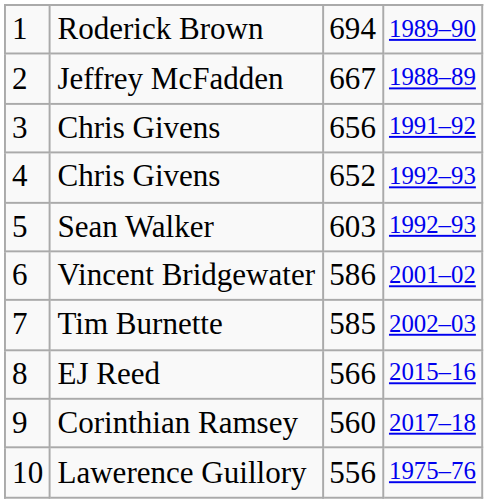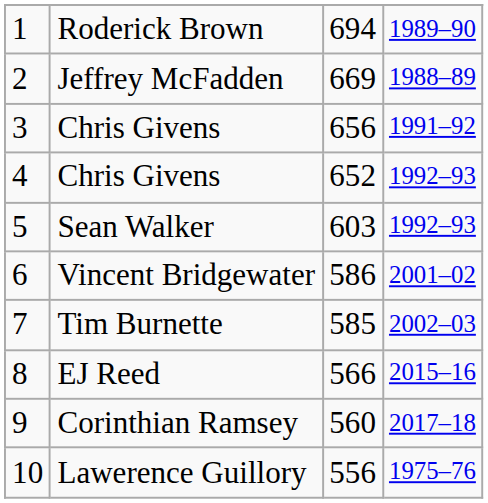(353, 78) 667 -> (353, 78) 669
